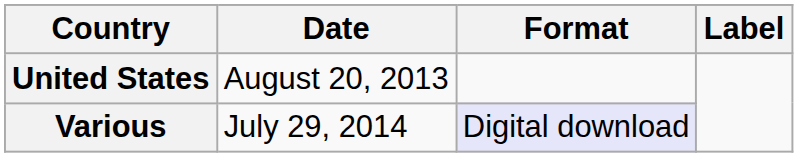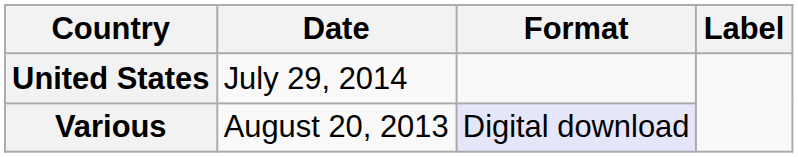(336, 77) August 20, 2013 -> (316, 77) July 29, 2014
(316, 126) July 29, 2014 -> (336, 126) August 20, 2013
